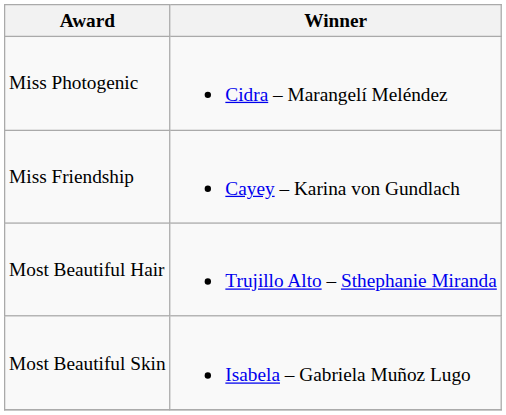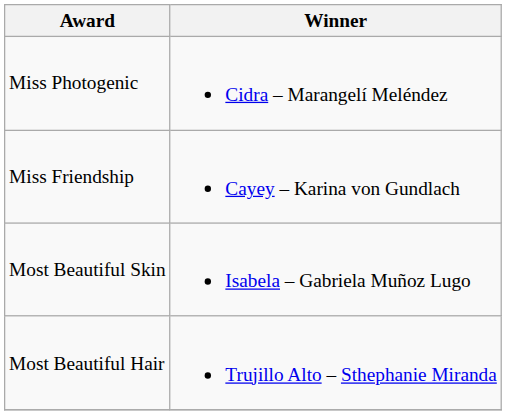rows swapped: (87, 362) <-> (87, 269)
